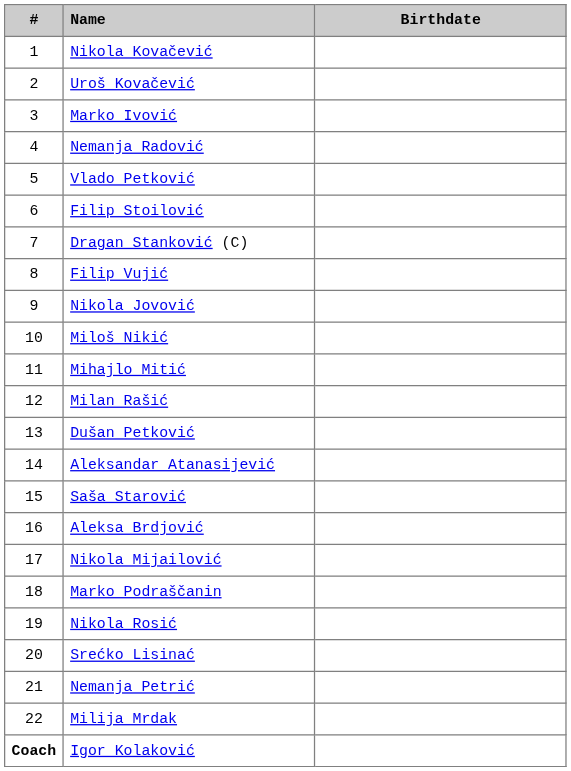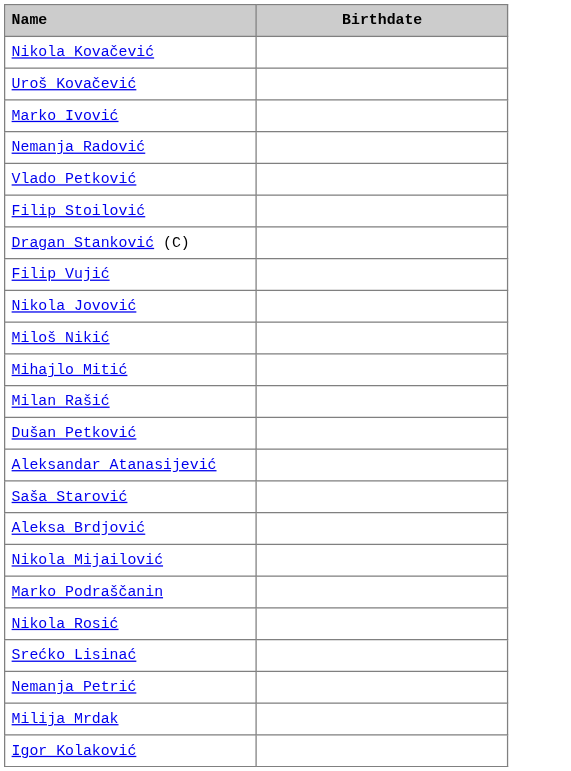- column: (34, 21)
